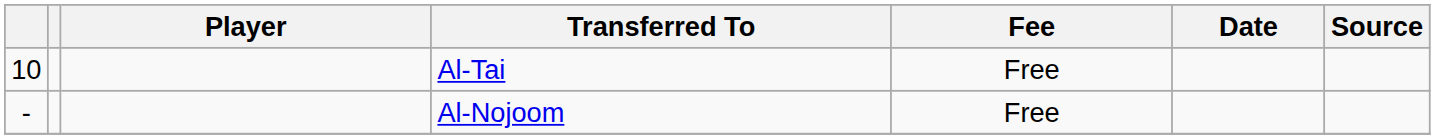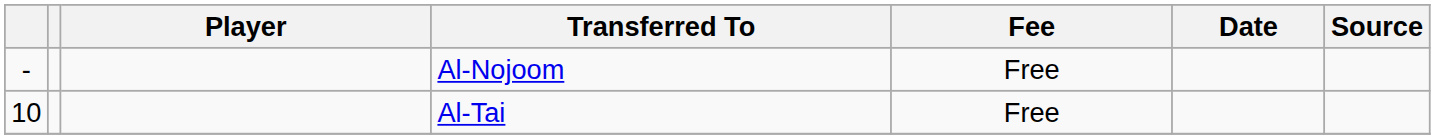rows swapped: (501, 113) <-> (471, 70)
